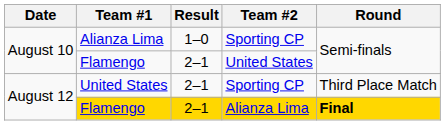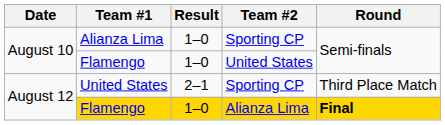(196, 62) 2–1 -> (196, 62) 1–0
(196, 108) 2–1 -> (196, 108) 1–0
